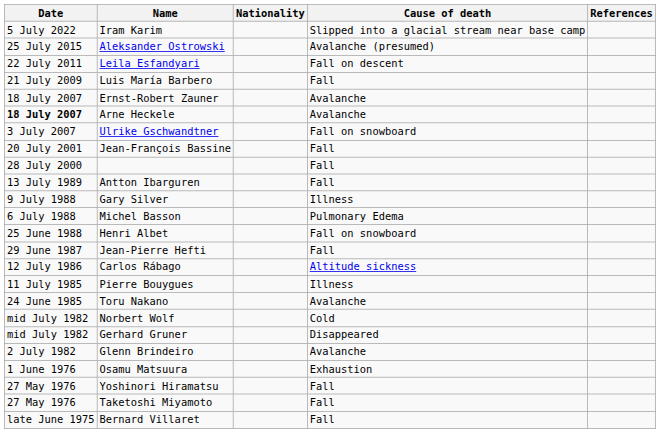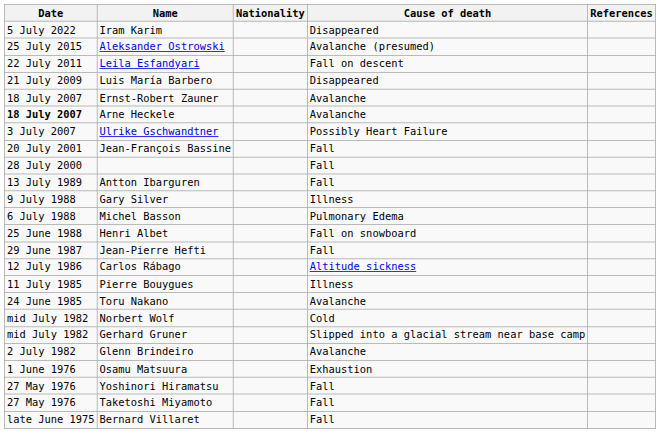(448, 30) Slipped into a glacial stream near base camp -> (344, 30) Disappeared
(322, 81) Fall -> (344, 81) Disappeared
(363, 132) Fall on snowboard -> (379, 132) Possibly Heart Failure
(344, 335) Disappeared -> (448, 335) Slipped into a glacial stream near base camp
